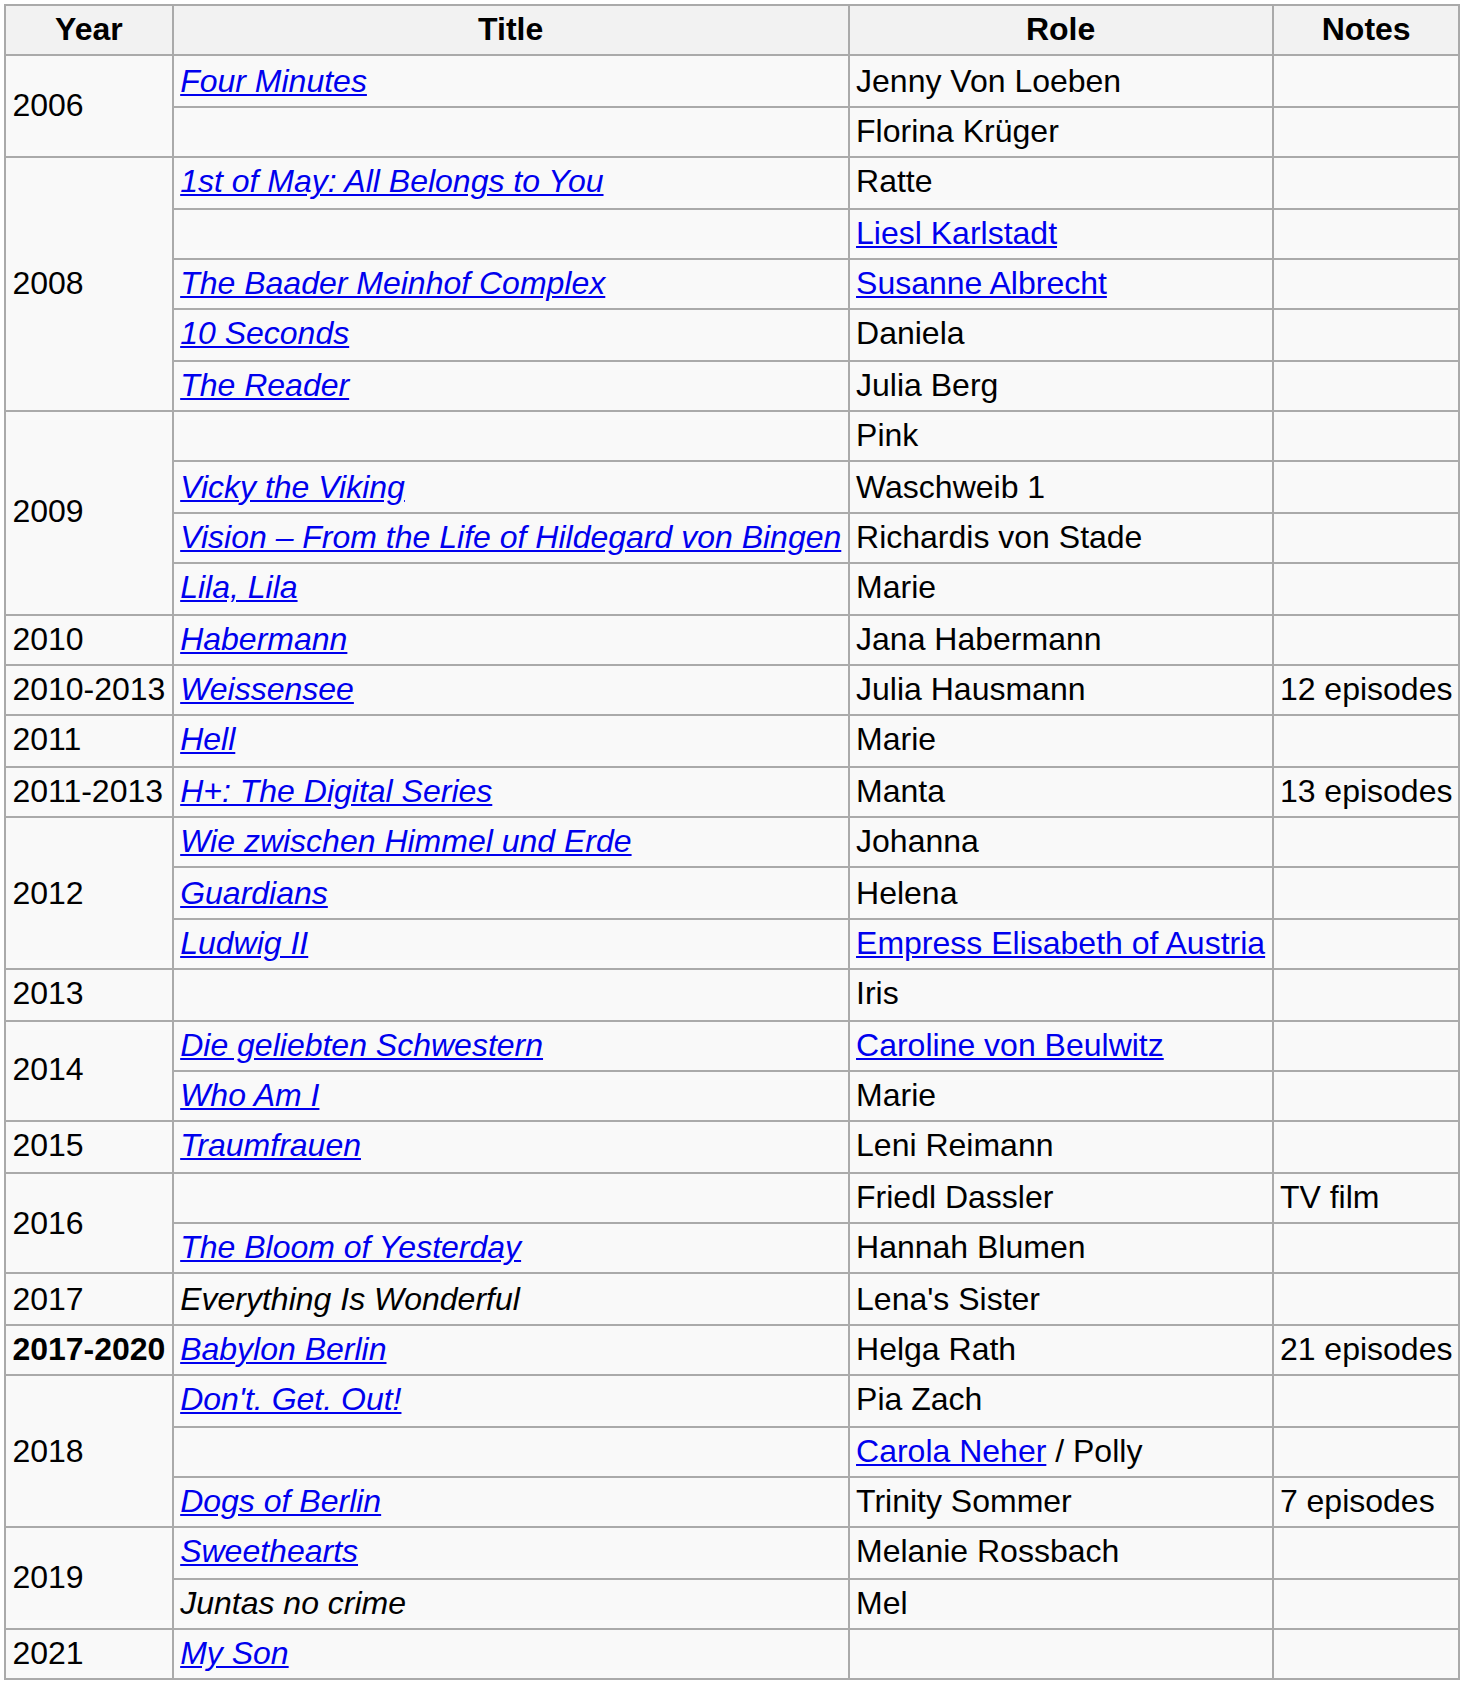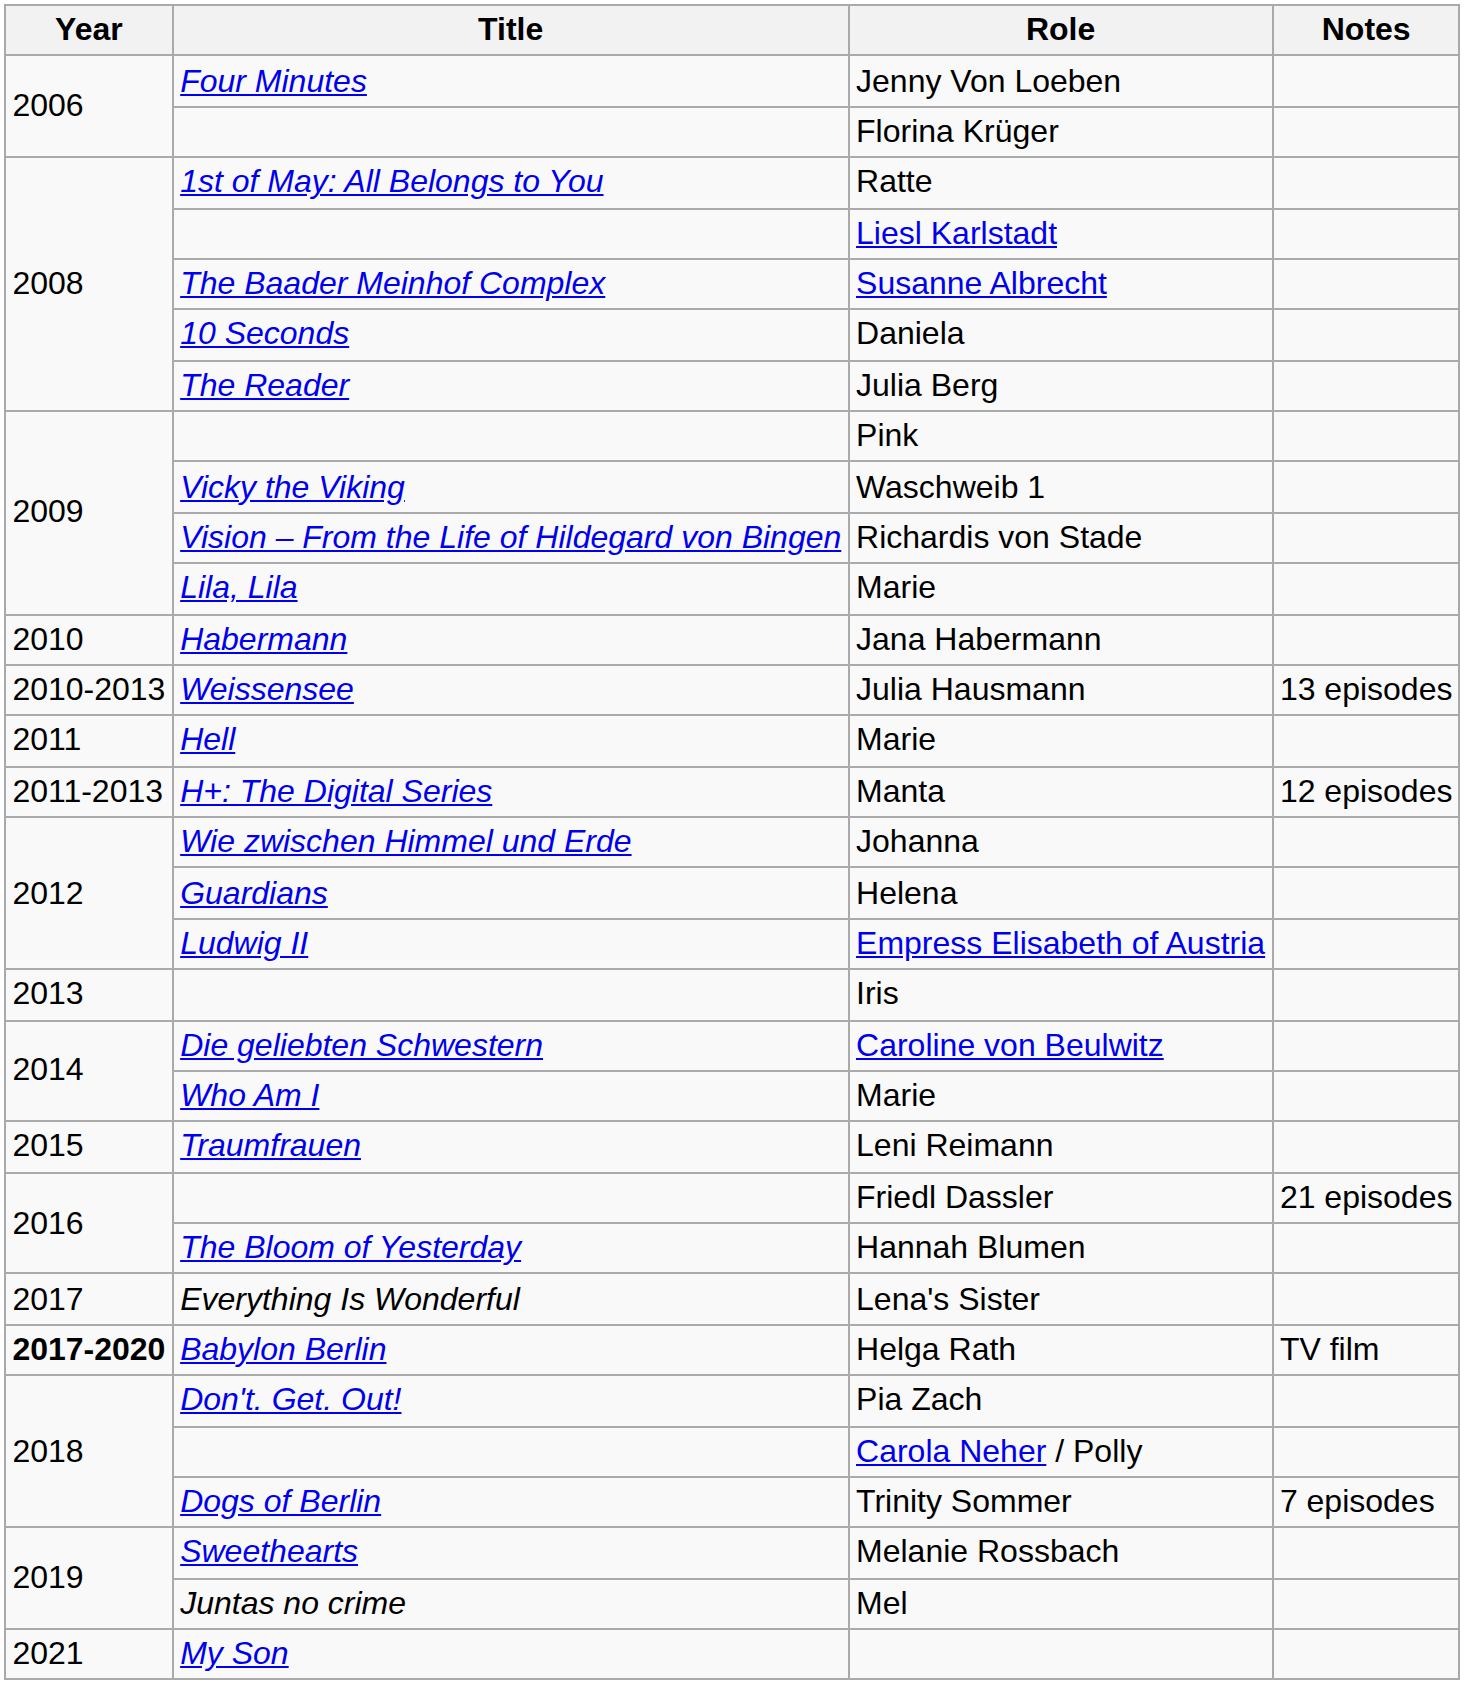(1366, 689) 12 episodes -> (1366, 689) 13 episodes
(1366, 791) 13 episodes -> (1366, 791) 12 episodes
(1330, 1197) TV film -> (1366, 1197) 21 episodes
(1366, 1349) 21 episodes -> (1330, 1349) TV film
